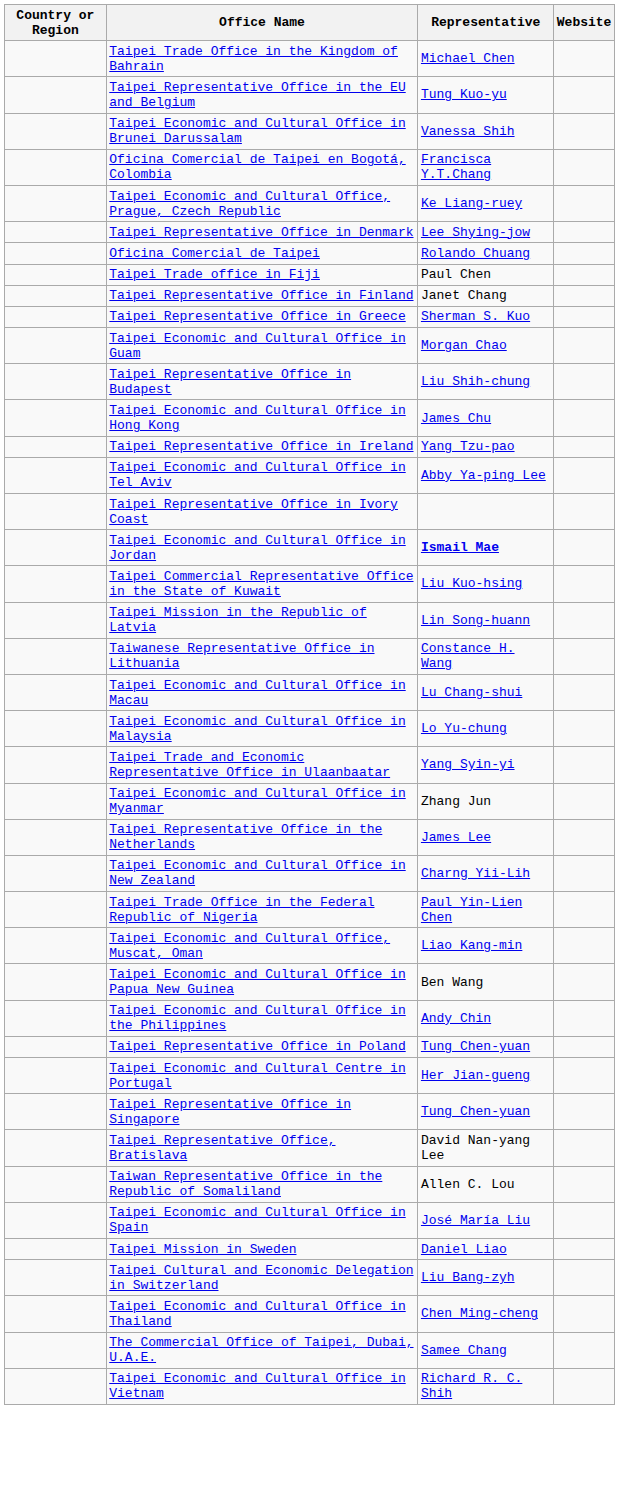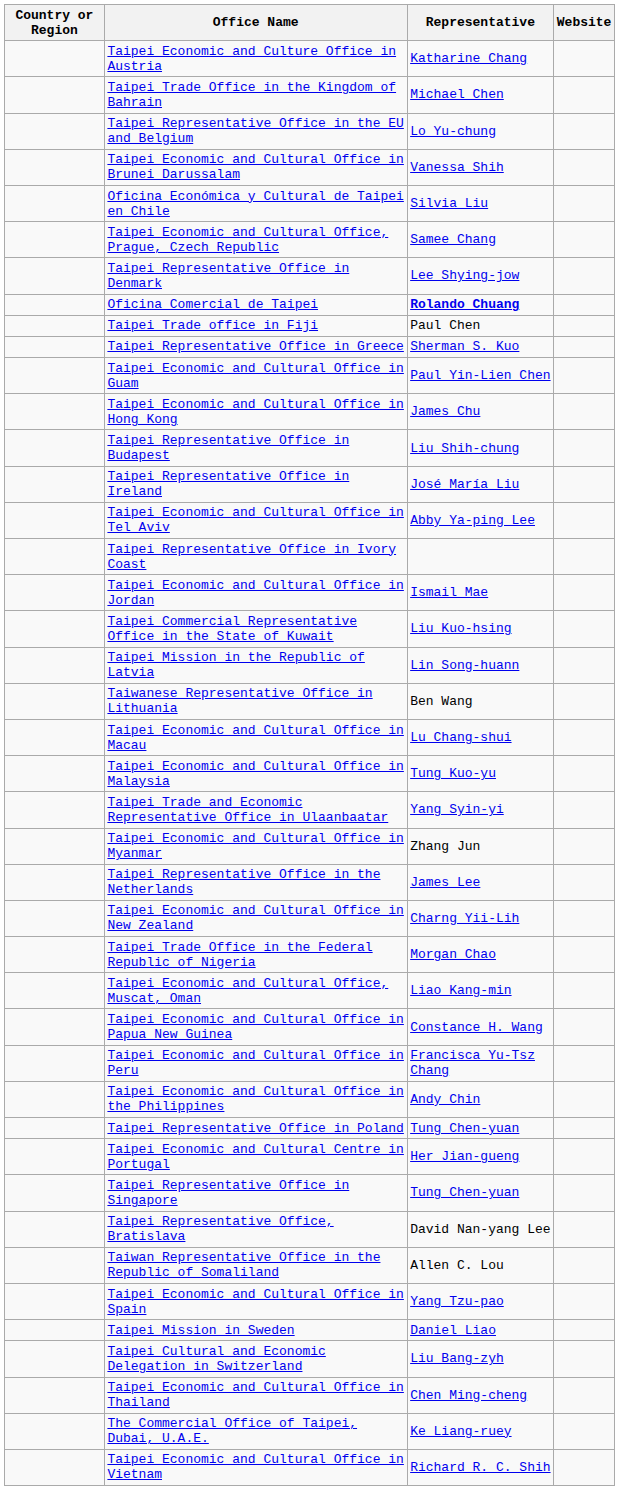+ row: (252, 59)
(464, 95) Tung Kuo-yu -> (453, 131) Lo Yu-chung
+ row: (256, 204)
- row: (257, 167)
(472, 204) Ke Liang-ruey -> (453, 240) Samee Chang
(476, 253) normal -> (465, 305) bold
- row: (261, 296)
(464, 346) Morgan Chao -> (480, 376) Paul Yin-Lien Chen
rows swapped: (257, 418) <-> (230, 382)
(468, 447) Yang Tzu-pao -> (465, 484) José María Liu
(460, 548) bold -> (449, 593) normal
(468, 656) Constance H. Wang -> (441, 701) Ben Wang
(464, 729) Lo Yu-chung -> (453, 774) Tung Kuo-yu
(472, 910) Paul Yin-Lien Chen -> (453, 955) Morgan Chao
(452, 982) Ben Wang -> (476, 1027) Constance H. Wang
+ row: (256, 1063)
(476, 1220) José María Liu -> (457, 1302) Yang Tzu-pao
(464, 1350) Samee Chang -> (461, 1431) Ke Liang-ruey
